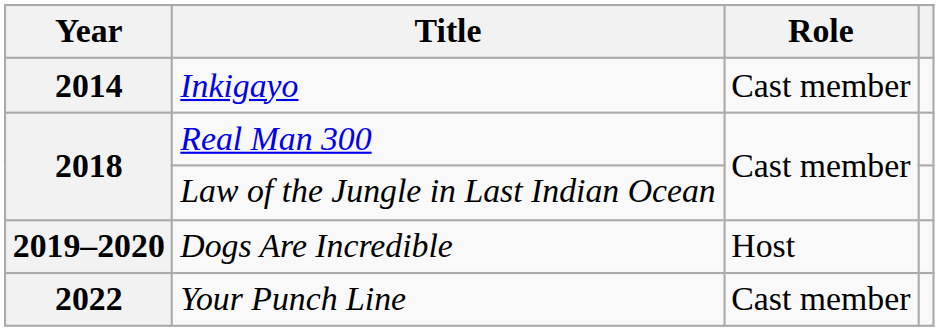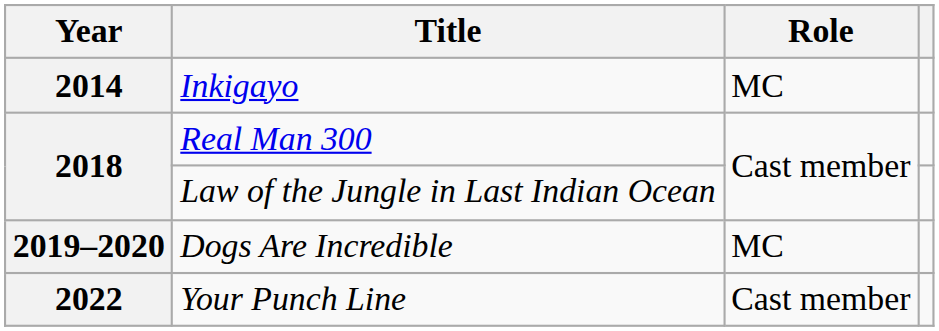(821, 84) Cast member -> (758, 84) MC
(763, 245) Host -> (758, 245) MC
